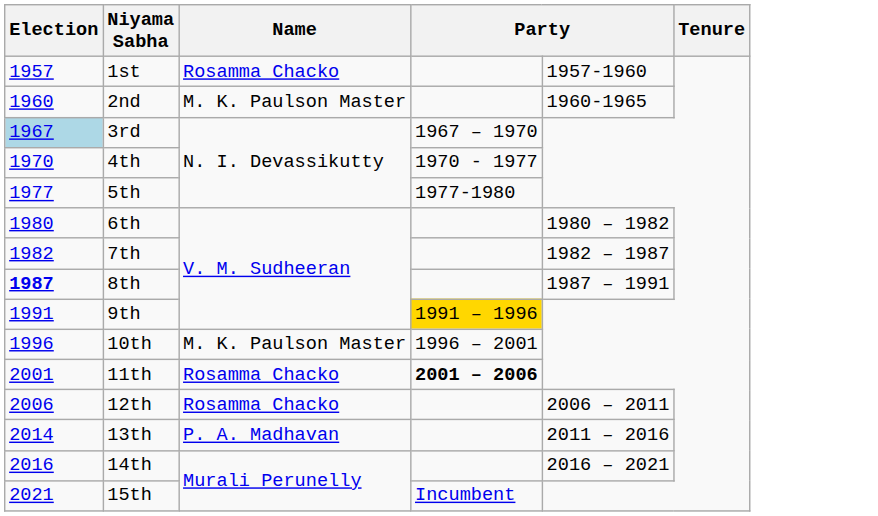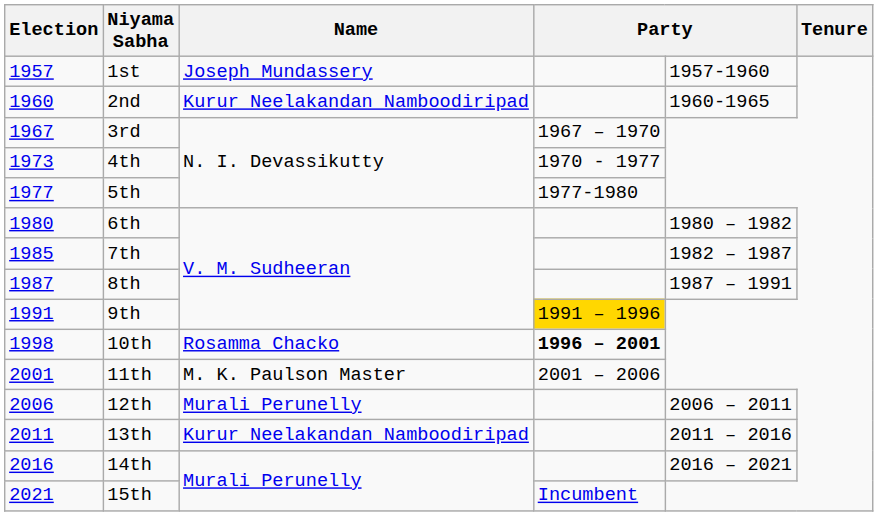(261, 72) Rosamma Chacko -> (278, 72) Joseph Mundassery
(295, 102) M. K. Paulson Master -> (356, 102) Kurur Neelakandan Namboodiripad
(31, 132) lightblue background -> (31, 132) no background
(31, 163) 1970 -> (31, 163) 1973
(31, 253) 1982 -> (31, 253) 1985
(31, 284) bold -> (31, 284) normal
(31, 344) 1996 -> (31, 344) 1998
(295, 344) M. K. Paulson Master -> (261, 344) Rosamma Chacko
(476, 344) normal -> (599, 344) bold
(261, 375) Rosamma Chacko -> (295, 375) M. K. Paulson Master
(476, 375) bold -> (599, 375) normal
(261, 405) Rosamma Chacko -> (272, 405) Murali Perunelly
(31, 435) 2014 -> (31, 435) 2011
(261, 435) P. A. Madhavan -> (356, 435) Kurur Neelakandan Namboodiripad
